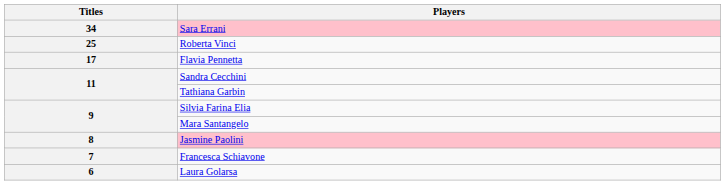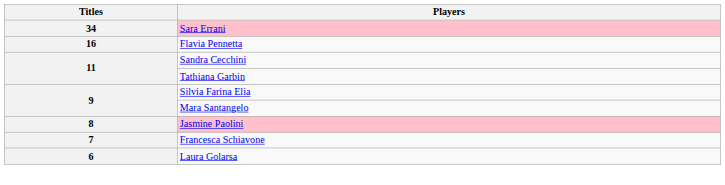- row: (208, 44)
(91, 60) 17 -> (91, 44) 16
